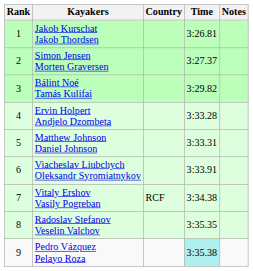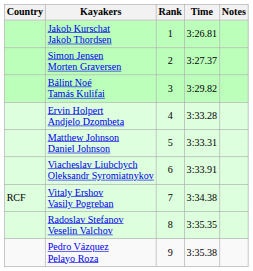columns swapped: (18, 12) <-> (164, 12)
(202, 252) paleturquoise background -> (202, 252) no background
